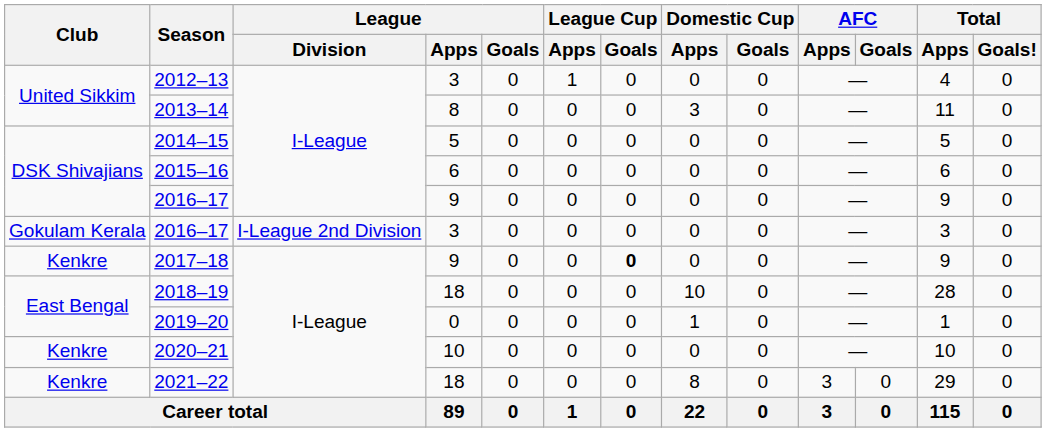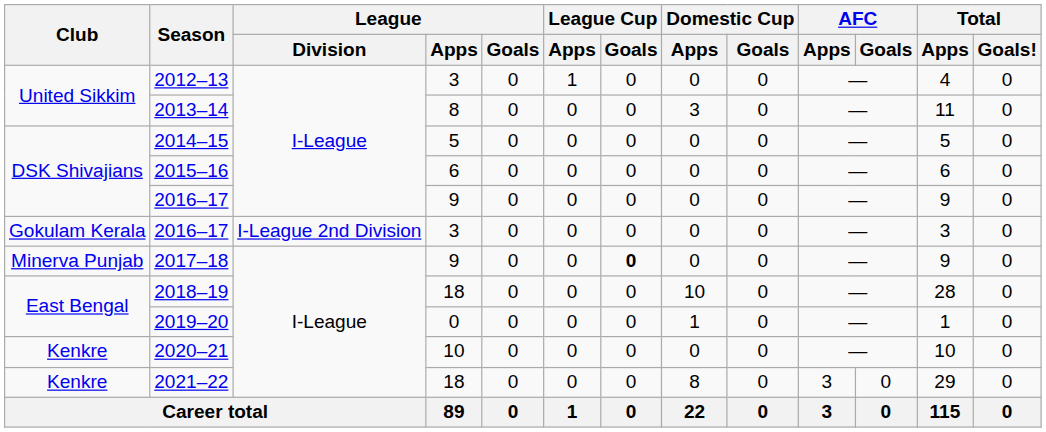(77, 261) Kenkre -> (77, 261) Minerva Punjab
